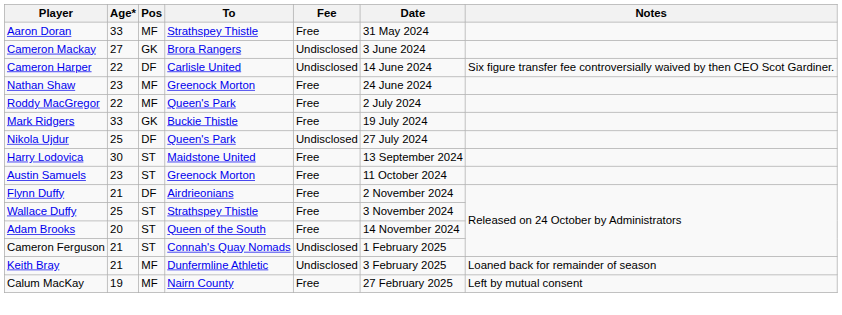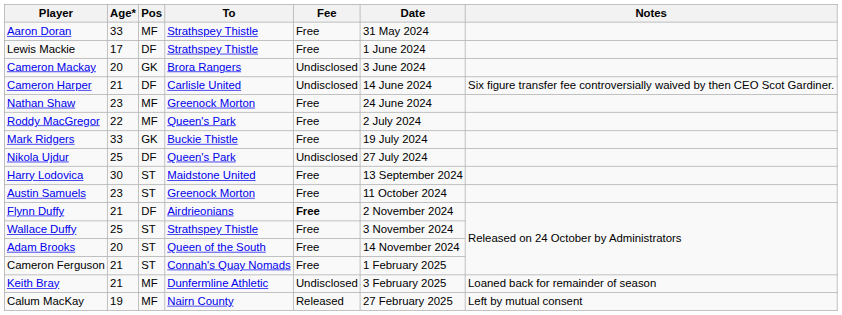+ row: (41, 49)
(116, 49) 27 -> (116, 67) 20
(116, 67) 22 -> (116, 85) 21
(308, 193) normal -> (308, 211) bold
(327, 247) Undisclosed -> (308, 265) Free
(308, 283) Free -> (320, 301) Released
